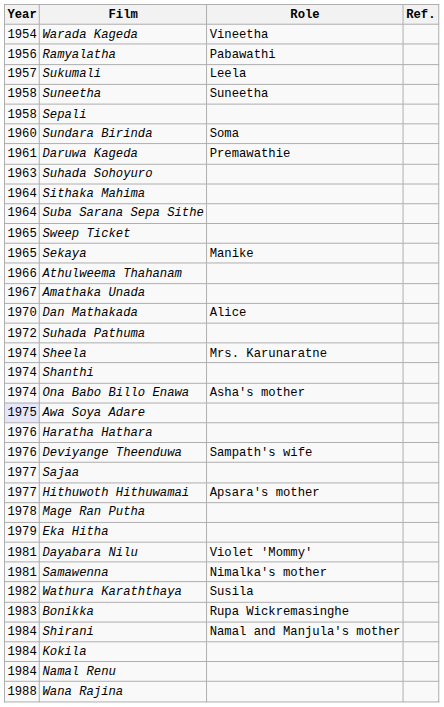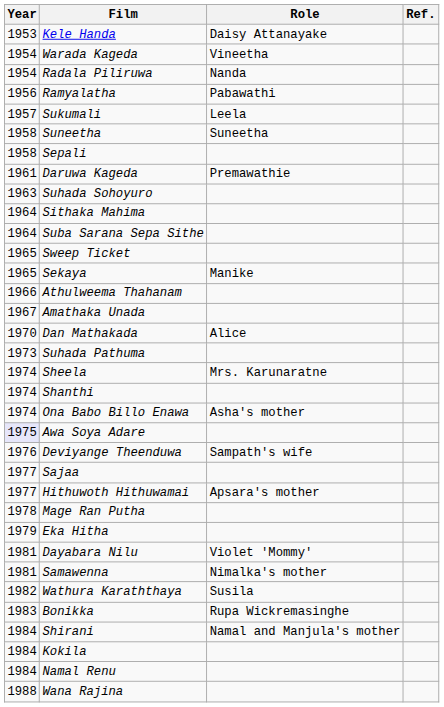+ row: (79, 34)
+ row: (98, 74)
- row: (98, 134)
(22, 333) 1972 -> (22, 353) 1973
- row: (98, 433)
